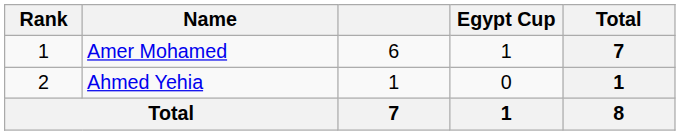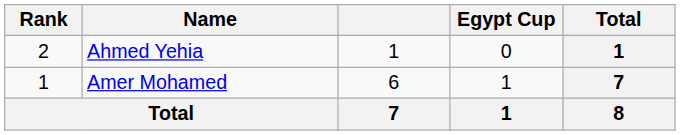rows swapped: (157, 51) <-> (145, 82)
